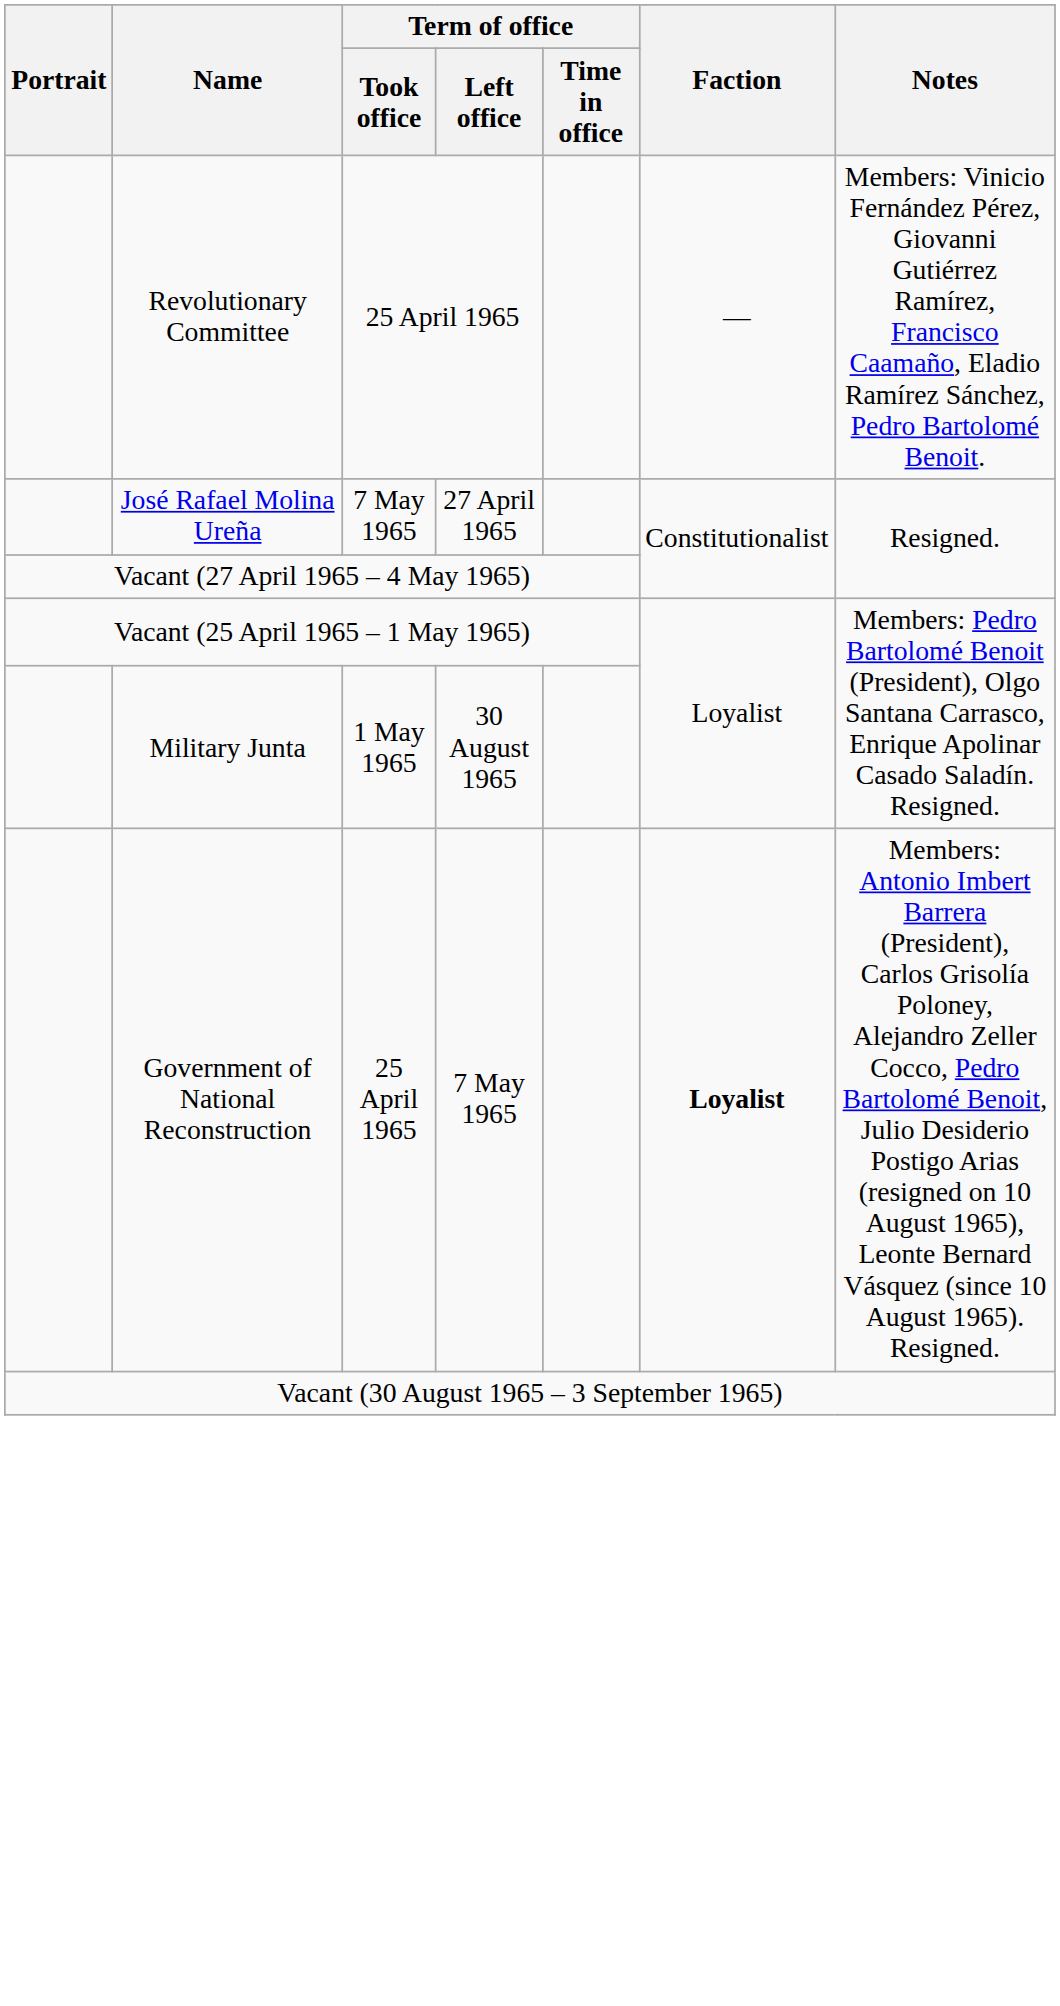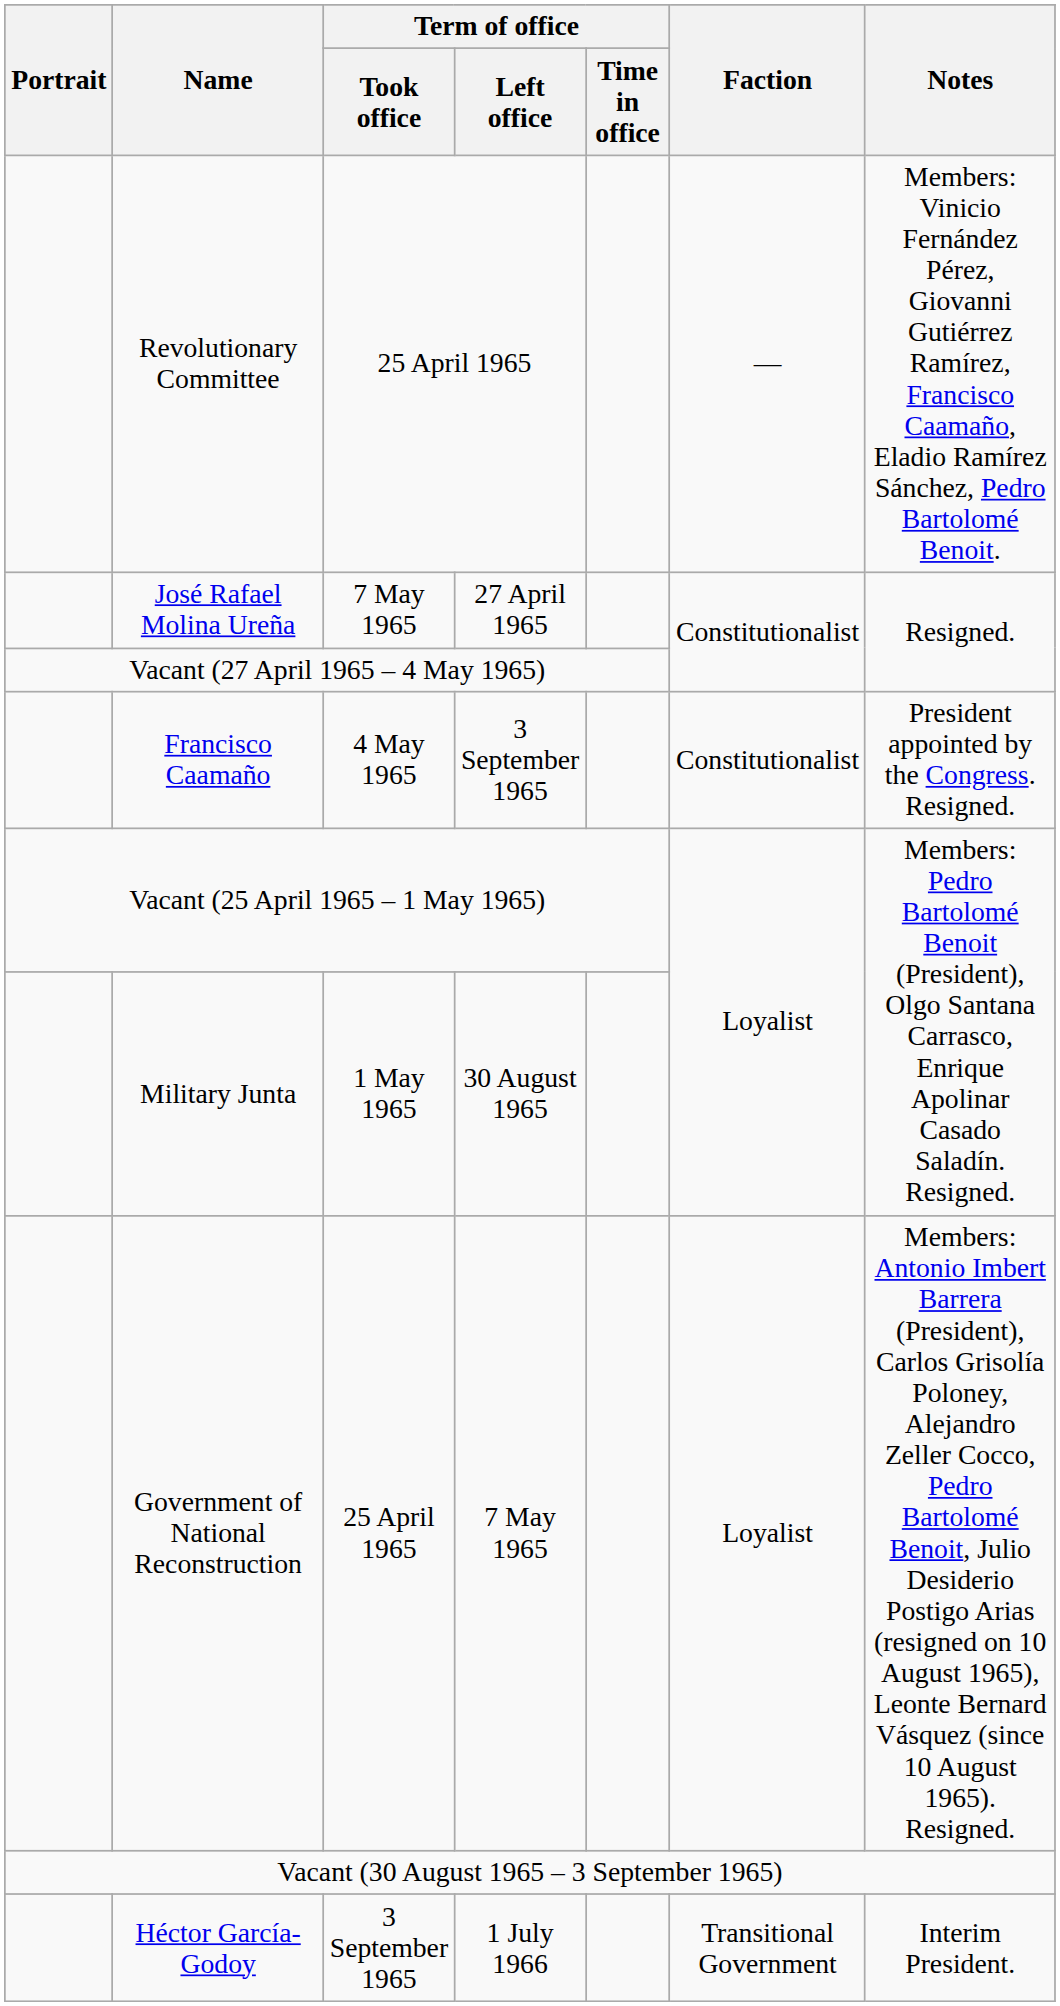+ row: (218, 759)
(737, 1099) bold -> (768, 1532) normal
+ row: (218, 1947)
